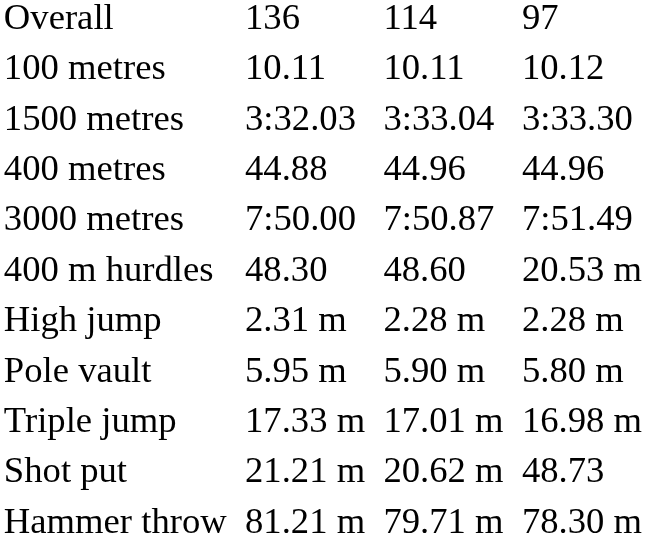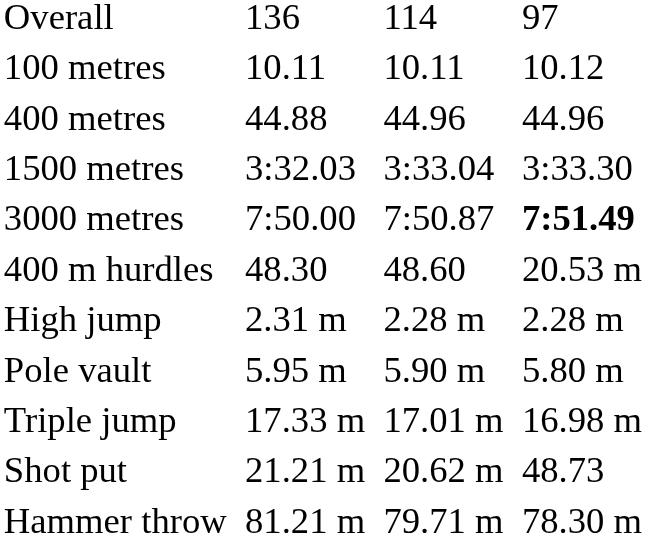rows swapped: (85, 167) <-> (94, 117)
(577, 218) normal -> (578, 218) bold
